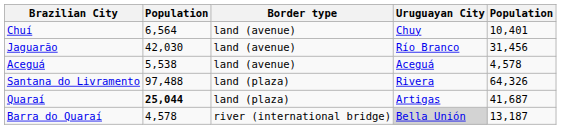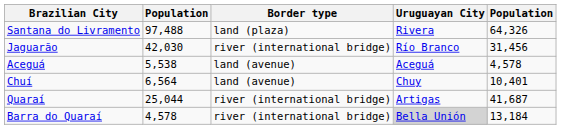rows swapped: (20, 30) <-> (73, 82)
(255, 47) land (avenue) -> (302, 47) river (international bridge)
(164, 99) bold -> (164, 99) normal
(252, 99) land (plaza) -> (302, 99) river (international bridge)
(509, 116) 13,187 -> (509, 116) 13,184
